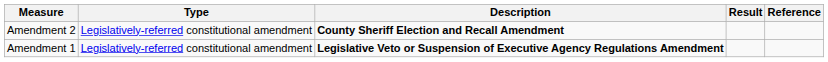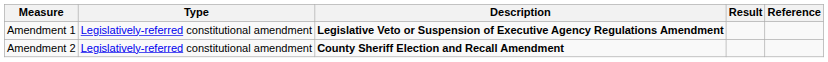rows swapped: (41, 48) <-> (41, 30)
